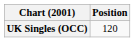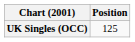(110, 28) 120 -> (110, 28) 125
